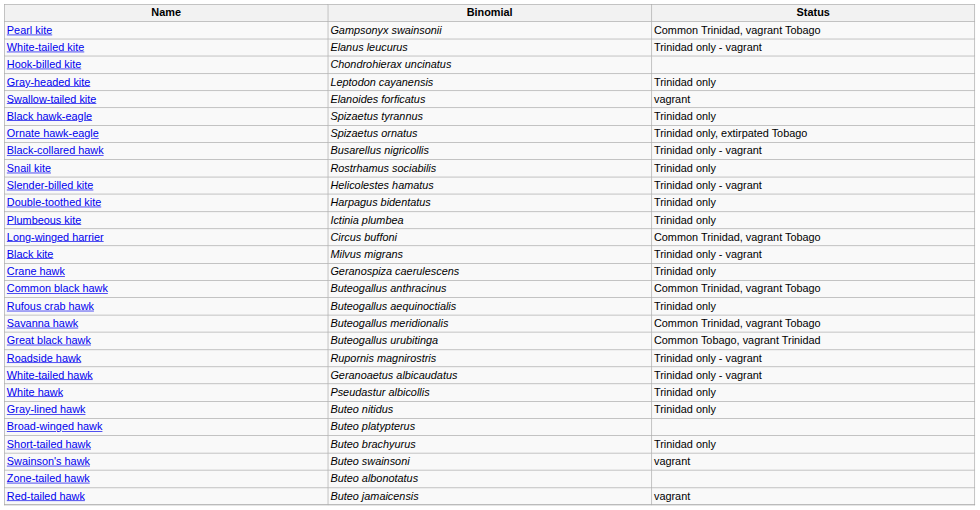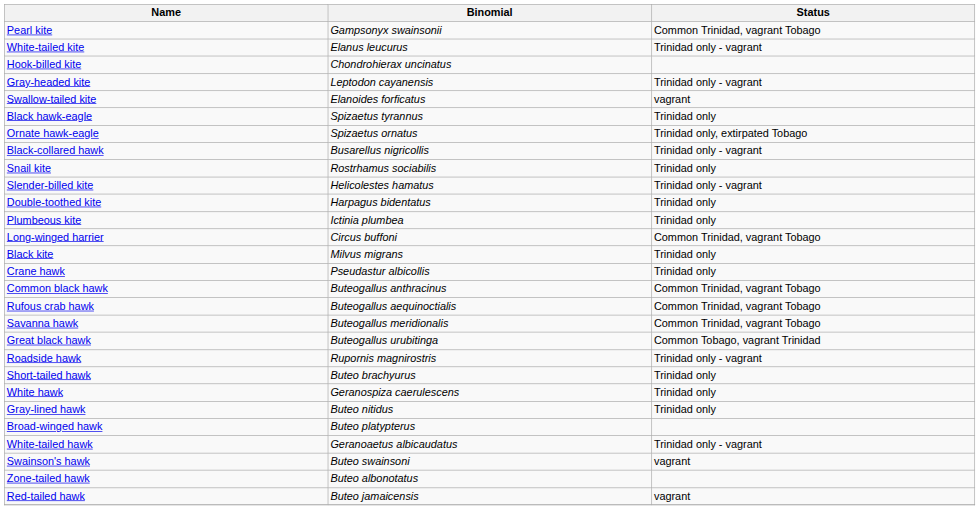(685, 82) Trinidad only -> (708, 82) Trinidad only - vagrant
(708, 254) Trinidad only - vagrant -> (685, 254) Trinidad only
(395, 271) Geranospiza caerulescens -> (380, 271) Pseudastur albicollis
(685, 306) Trinidad only -> (737, 306) Common Trinidad, vagrant Tobago
rows swapped: (50, 375) <-> (49, 444)
(380, 392) Pseudastur albicollis -> (395, 392) Geranospiza caerulescens
